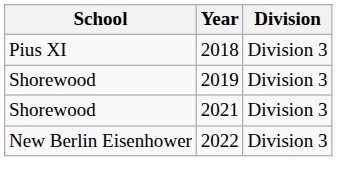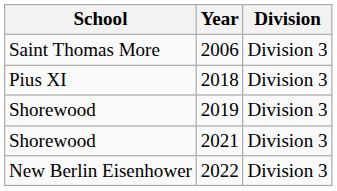+ row: (220, 49)
